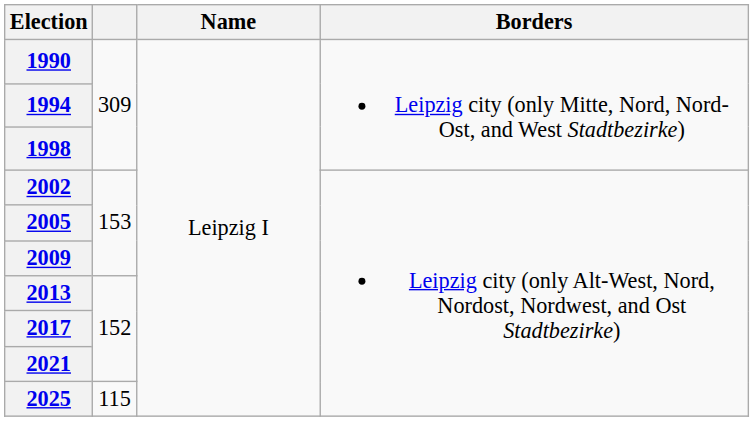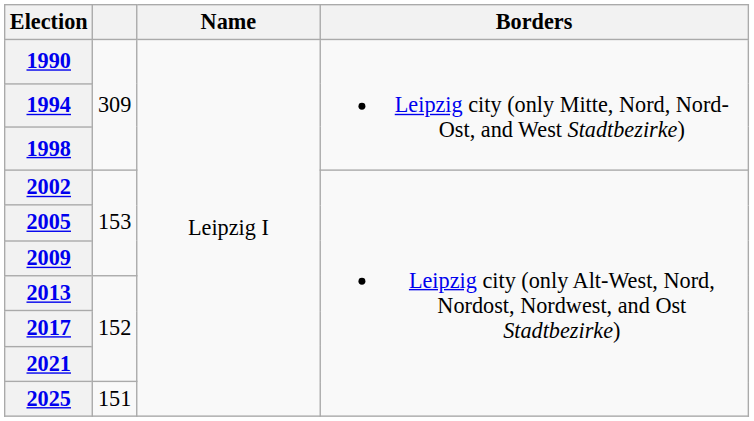(115, 398) 115 -> (115, 398) 151
